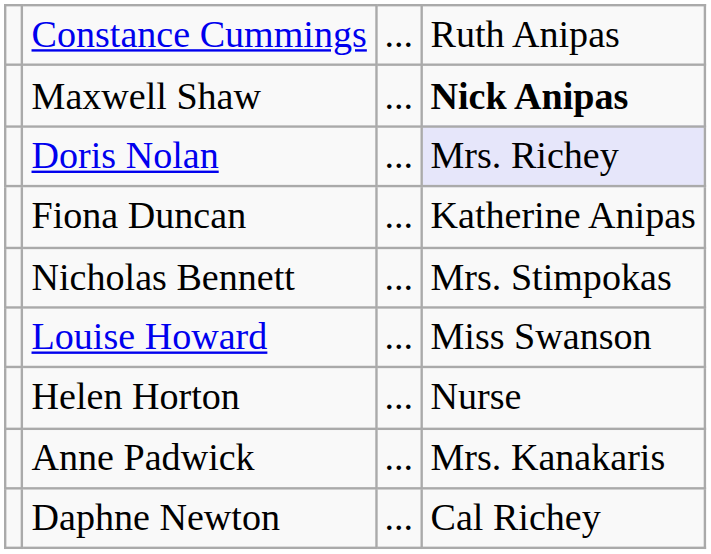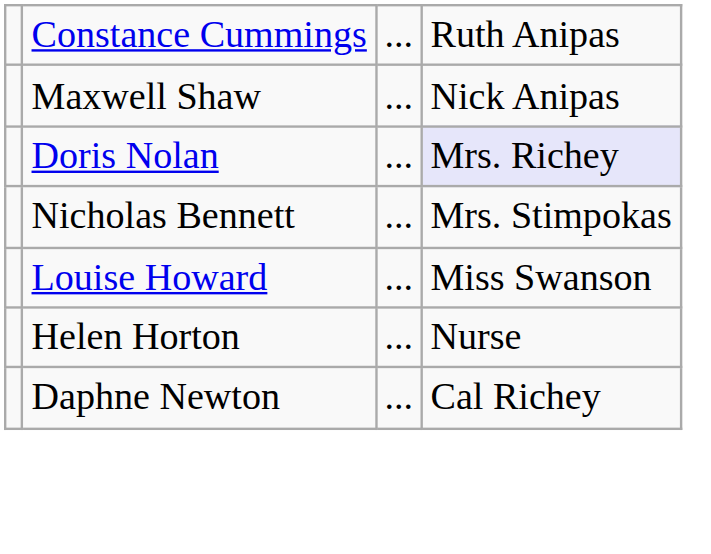(529, 95) bold -> (525, 95) normal
- row: (139, 215)
- row: (143, 457)
